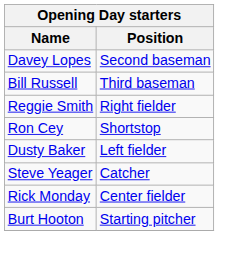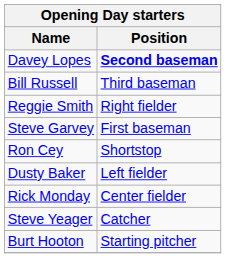(155, 60) normal -> (159, 60) bold
+ row: (51, 128)
rows swapped: (49, 196) <-> (50, 173)
